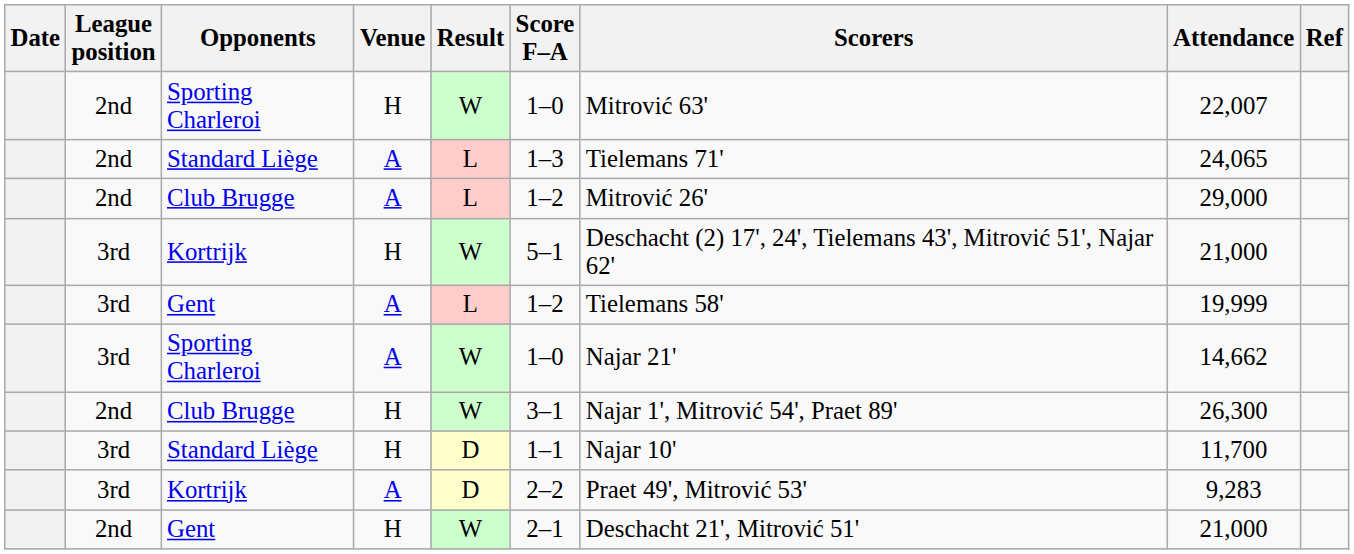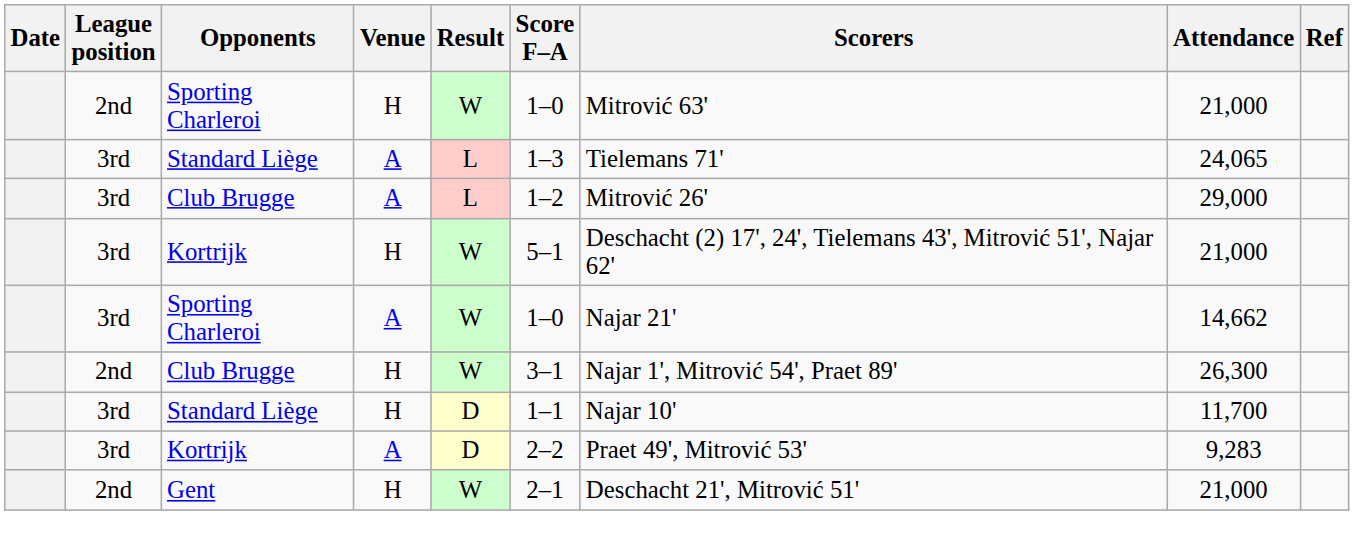(1234, 105) 22,007 -> (1234, 105) 21,000
(114, 158) 2nd -> (114, 158) 3rd
(114, 197) 2nd -> (114, 197) 3rd
- row: (191, 304)
